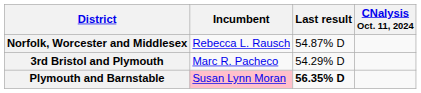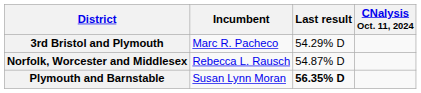rows swapped: (97, 43) <-> (97, 61)
(239, 79) pink background -> (239, 79) no background
